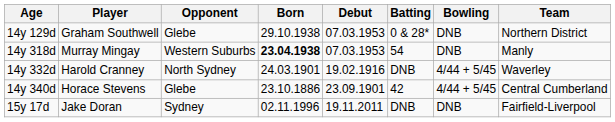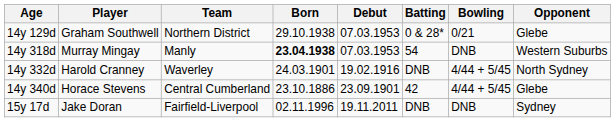columns swapped: (555, 13) <-> (210, 13)
(449, 32) DNB -> (463, 32) 0/21
